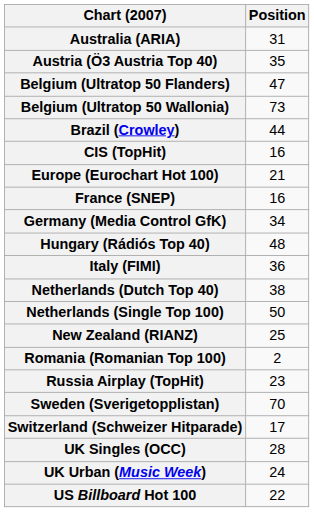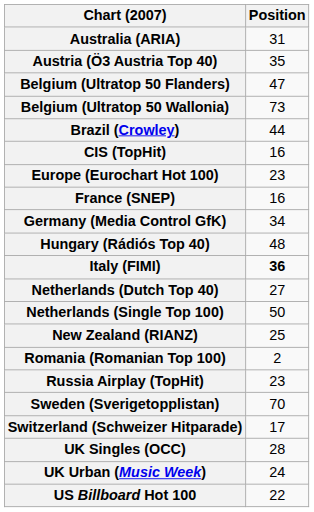(277, 175) 21 -> (277, 175) 23
(277, 267) normal -> (277, 267) bold
(277, 289) 38 -> (277, 289) 27
